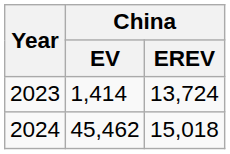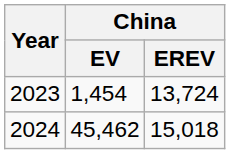(99, 93) 1,414 -> (99, 93) 1,454
